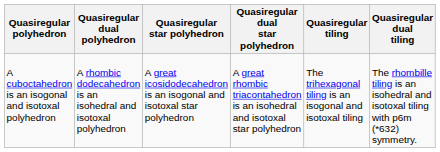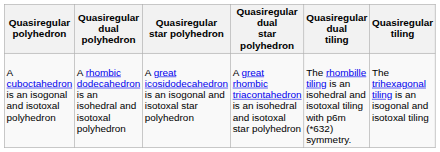columns swapped: (337, 29) <-> (403, 29)
